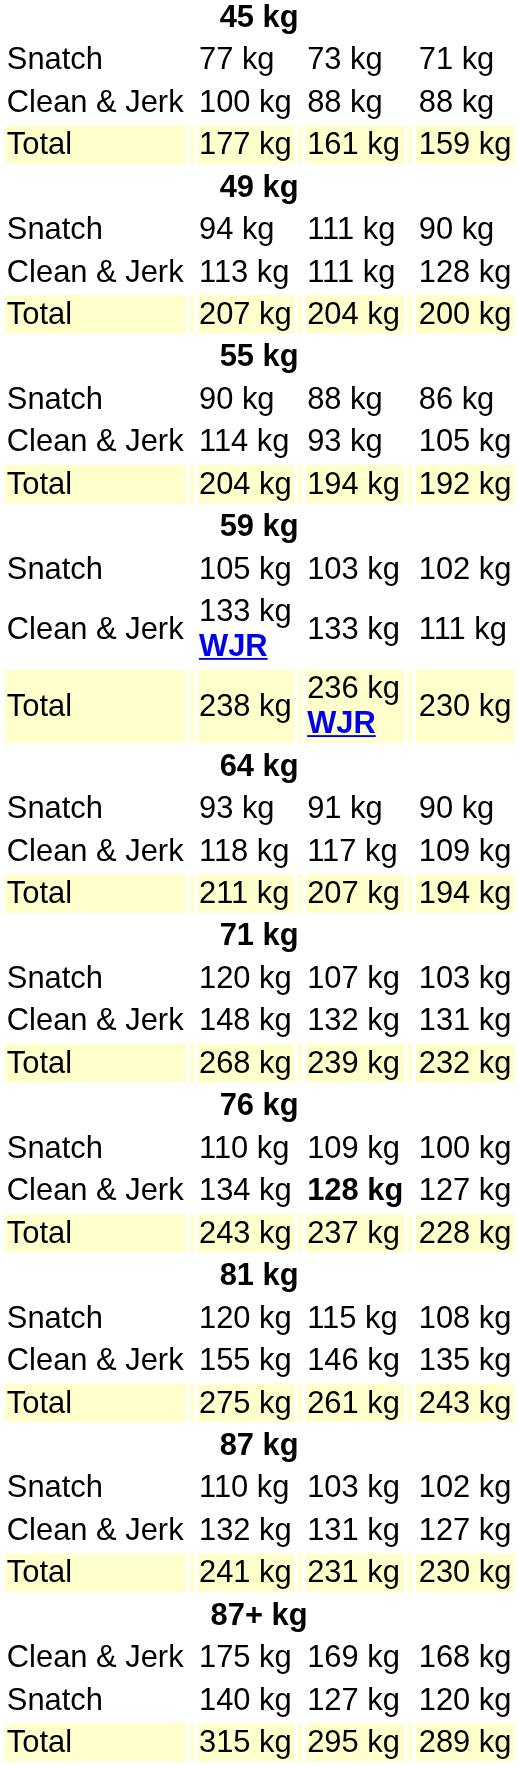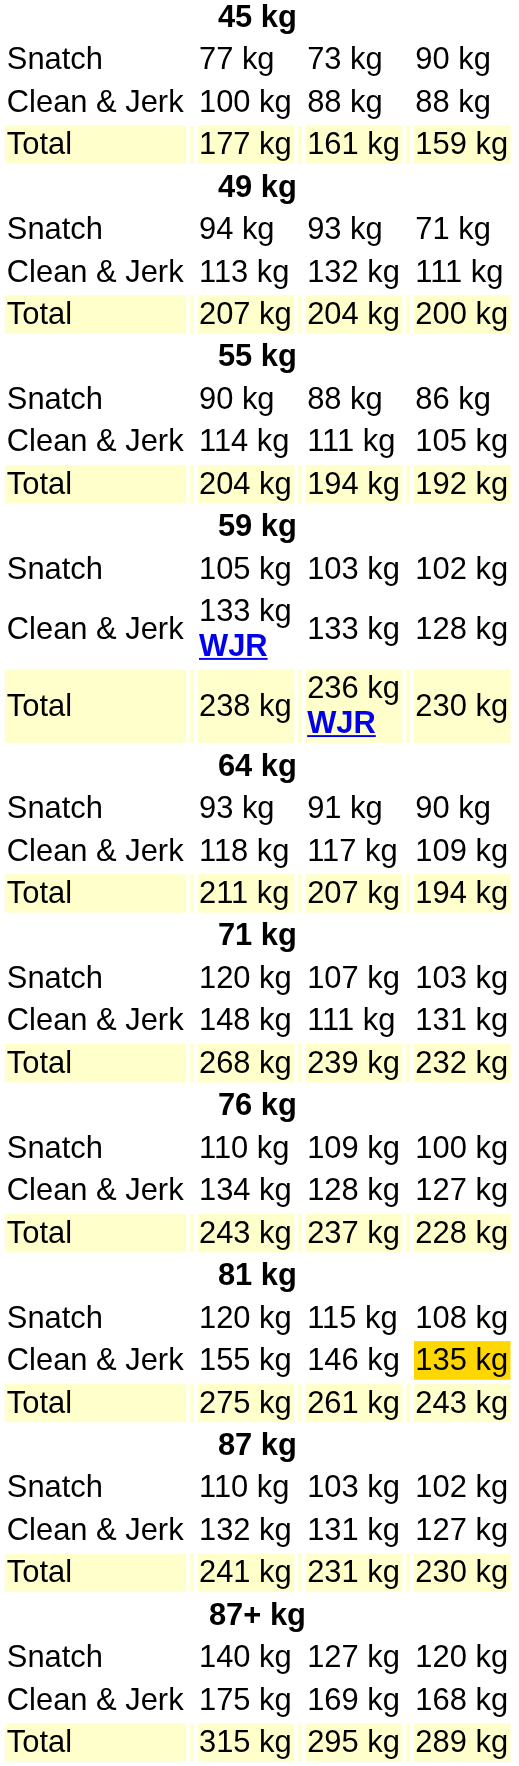(457, 59) 71 kg -> (453, 59) 90 kg
(351, 228) 111 kg -> (345, 228) 93 kg
(457, 228) 90 kg -> (453, 228) 71 kg
(351, 271) 111 kg -> (354, 271) 132 kg
(465, 271) 128 kg -> (459, 271) 111 kg
(345, 441) 93 kg -> (351, 441) 111 kg
(463, 628) 111 kg -> (462, 628) 128 kg
(354, 1020) 132 kg -> (351, 1020) 111 kg
(355, 1190) bold -> (354, 1190) normal
(465, 1359) no background -> (462, 1359) gold background
rows swapped: (55, 1699) <-> (95, 1657)
